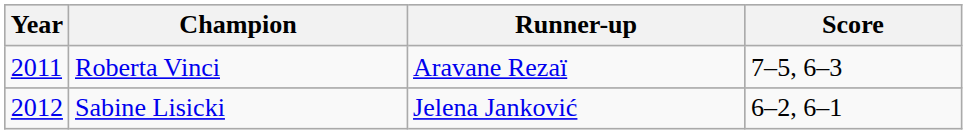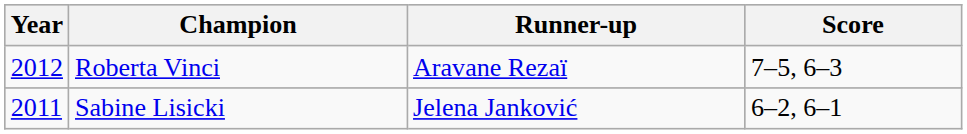(36, 66) 2011 -> (37, 66) 2012
(37, 107) 2012 -> (36, 107) 2011
